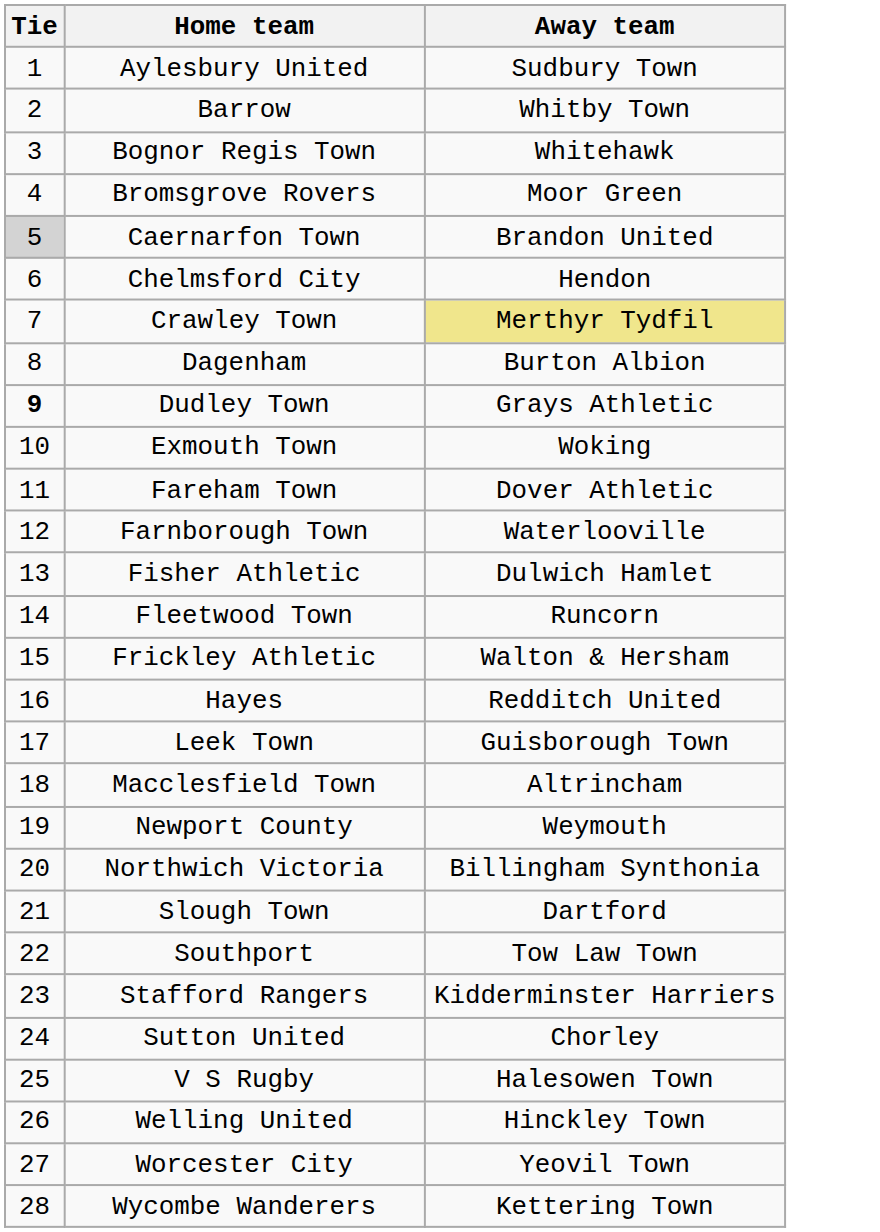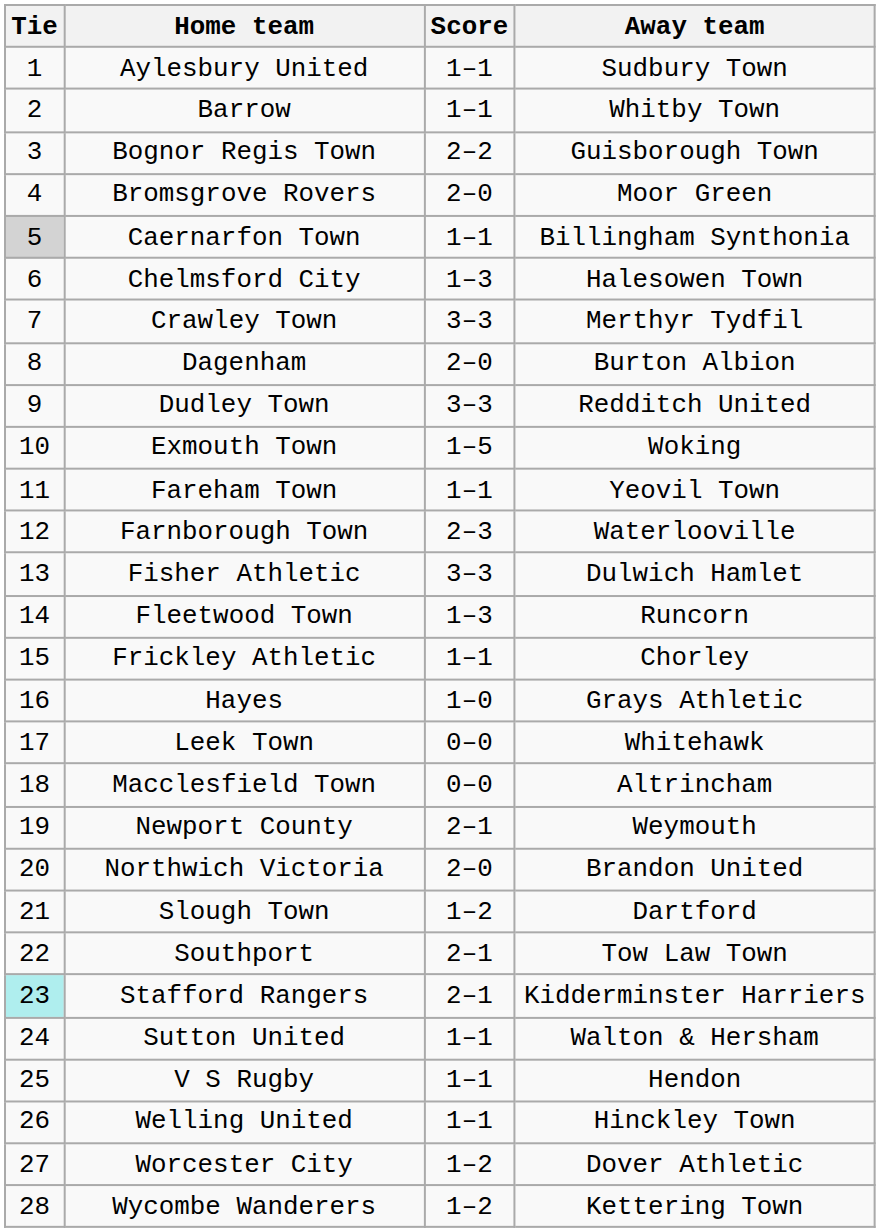+ column: (469, 26)
(605, 153) Whitehawk -> (695, 153) Guisborough Town
(605, 237) Brandon United -> (695, 237) Billingham Synthonia
(605, 279) Hendon -> (695, 279) Halesowen Town
(605, 321) khaki background -> (695, 321) no background
(34, 406) bold -> (34, 406) normal
(605, 406) Grays Athletic -> (695, 406) Redditch United
(605, 490) Dover Athletic -> (695, 490) Yeovil Town
(605, 659) Walton & Hersham -> (695, 659) Chorley
(605, 701) Redditch United -> (695, 701) Grays Athletic
(605, 743) Guisborough Town -> (695, 743) Whitehawk
(605, 869) Billingham Synthonia -> (695, 869) Brandon United
(34, 996) no background -> (34, 996) paleturquoise background
(605, 1038) Chorley -> (695, 1038) Walton & Hersham
(605, 1080) Halesowen Town -> (695, 1080) Hendon
(605, 1164) Yeovil Town -> (695, 1164) Dover Athletic
